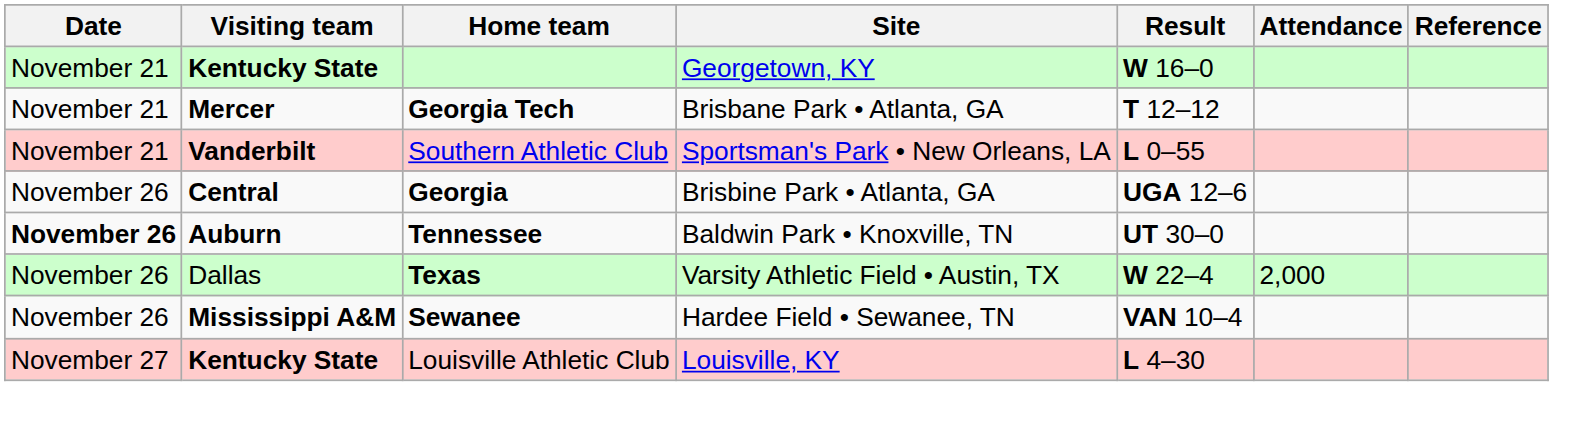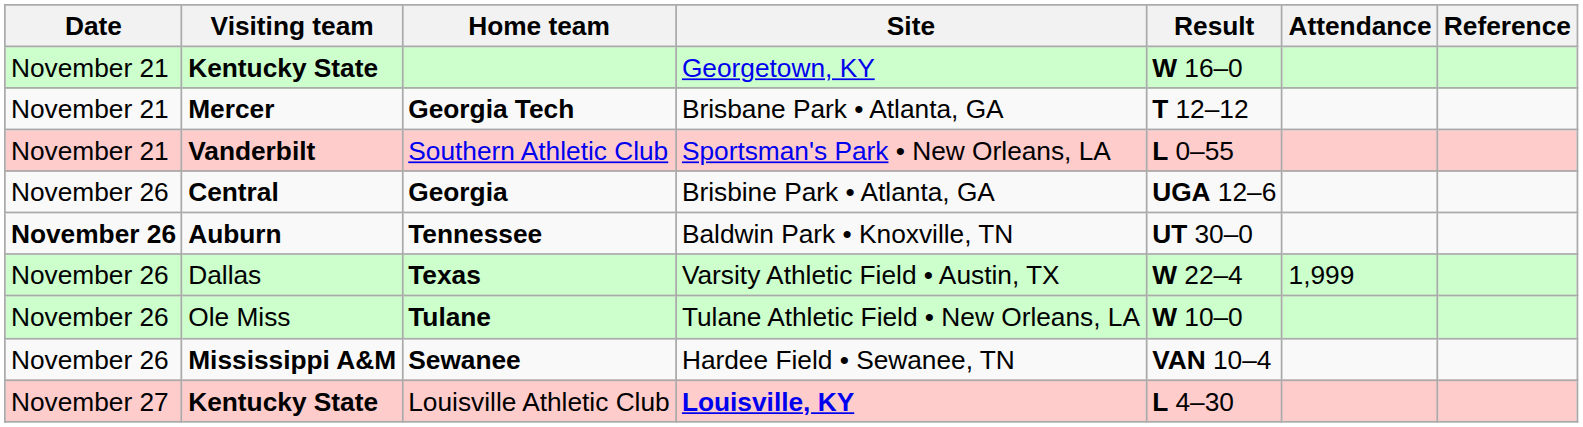(1292, 276) 2,000 -> (1321, 276) 1,999
+ row: (450, 317)
(761, 359) normal -> (768, 401) bold
